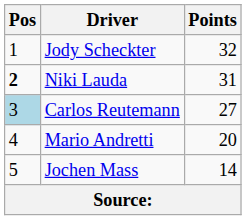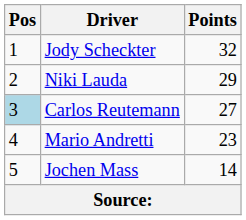(13, 79) bold -> (13, 79) normal
(228, 79) 31 -> (228, 79) 29
(228, 140) 20 -> (228, 140) 23
